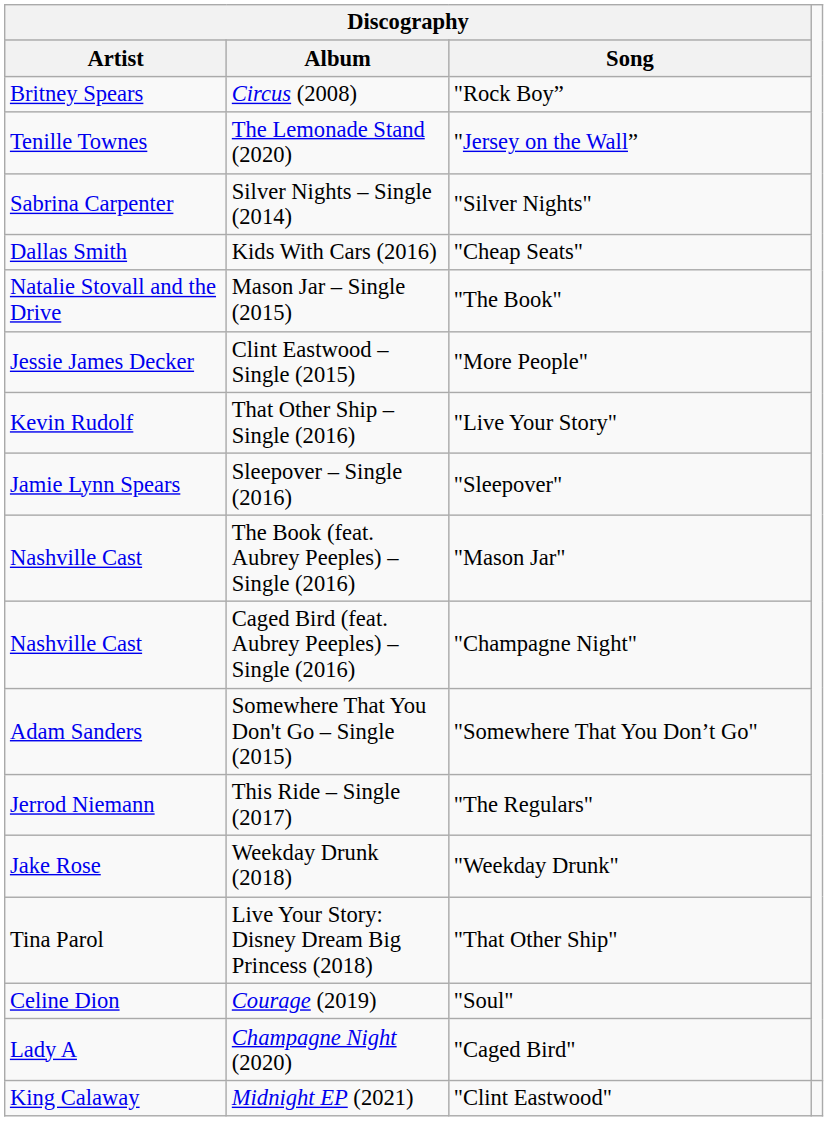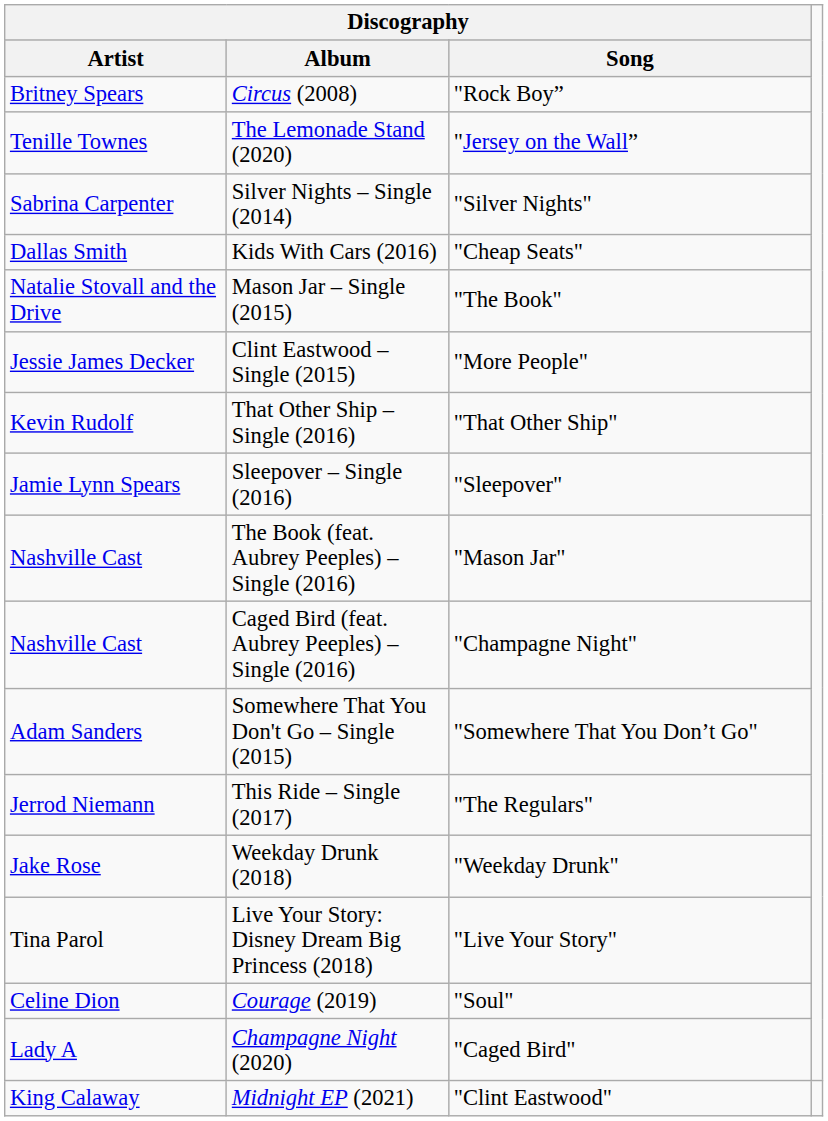(535, 422) "Live Your Story" -> (536, 422) "That Other Ship"
(536, 939) "That Other Ship" -> (535, 939) "Live Your Story"
